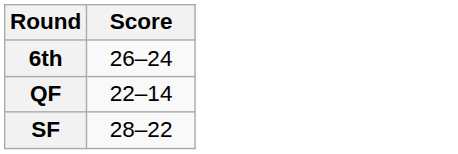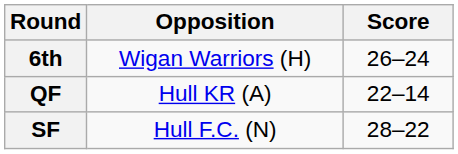+ column: (215, 22)
